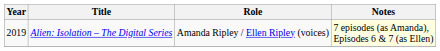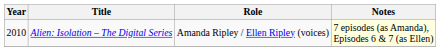(16, 33) 2019 -> (16, 33) 2010
